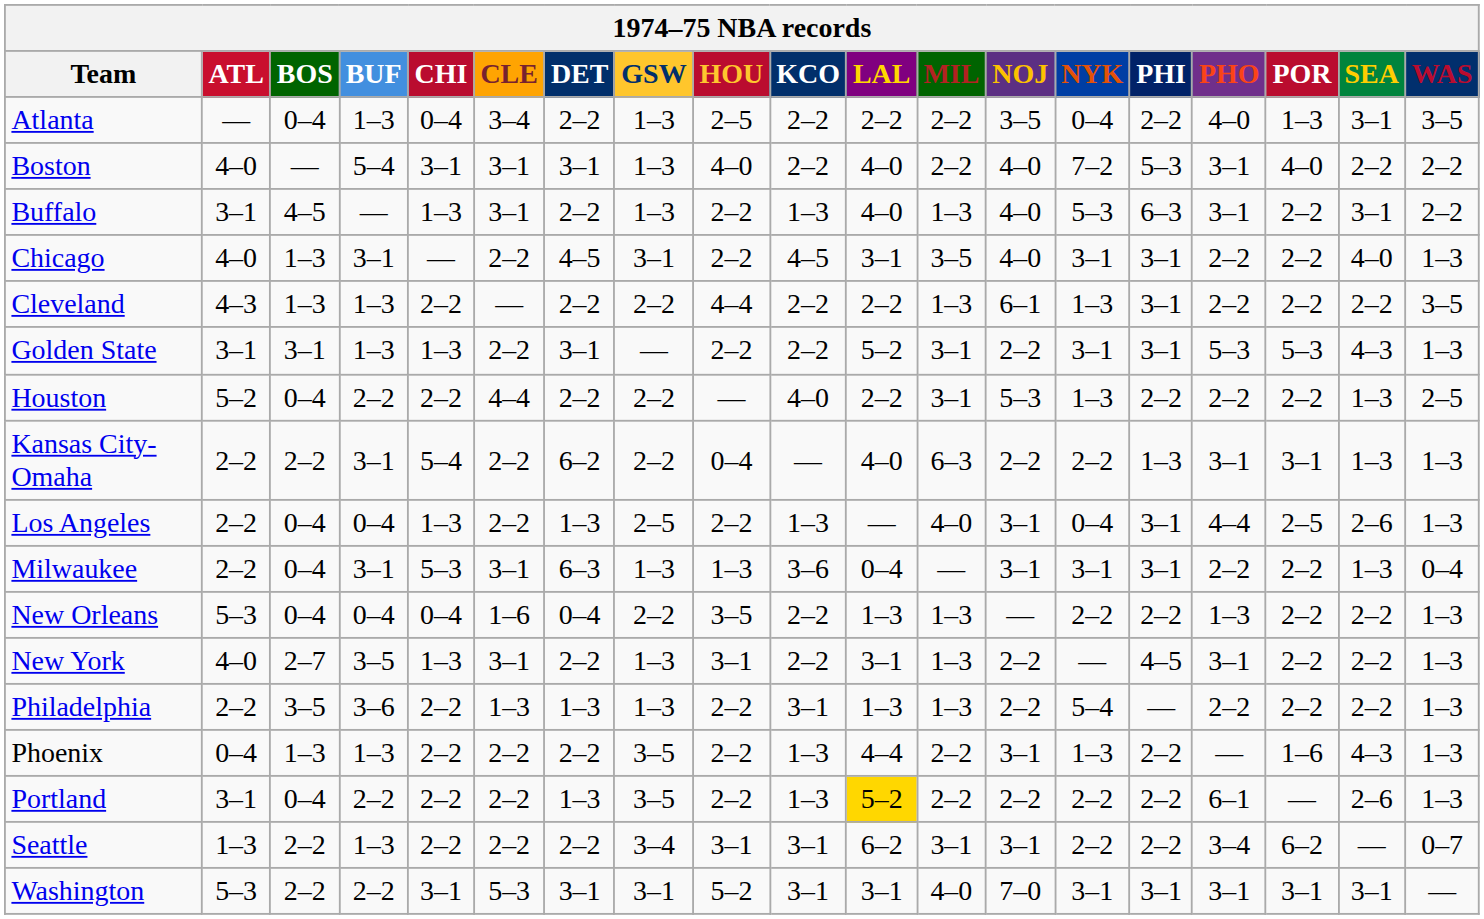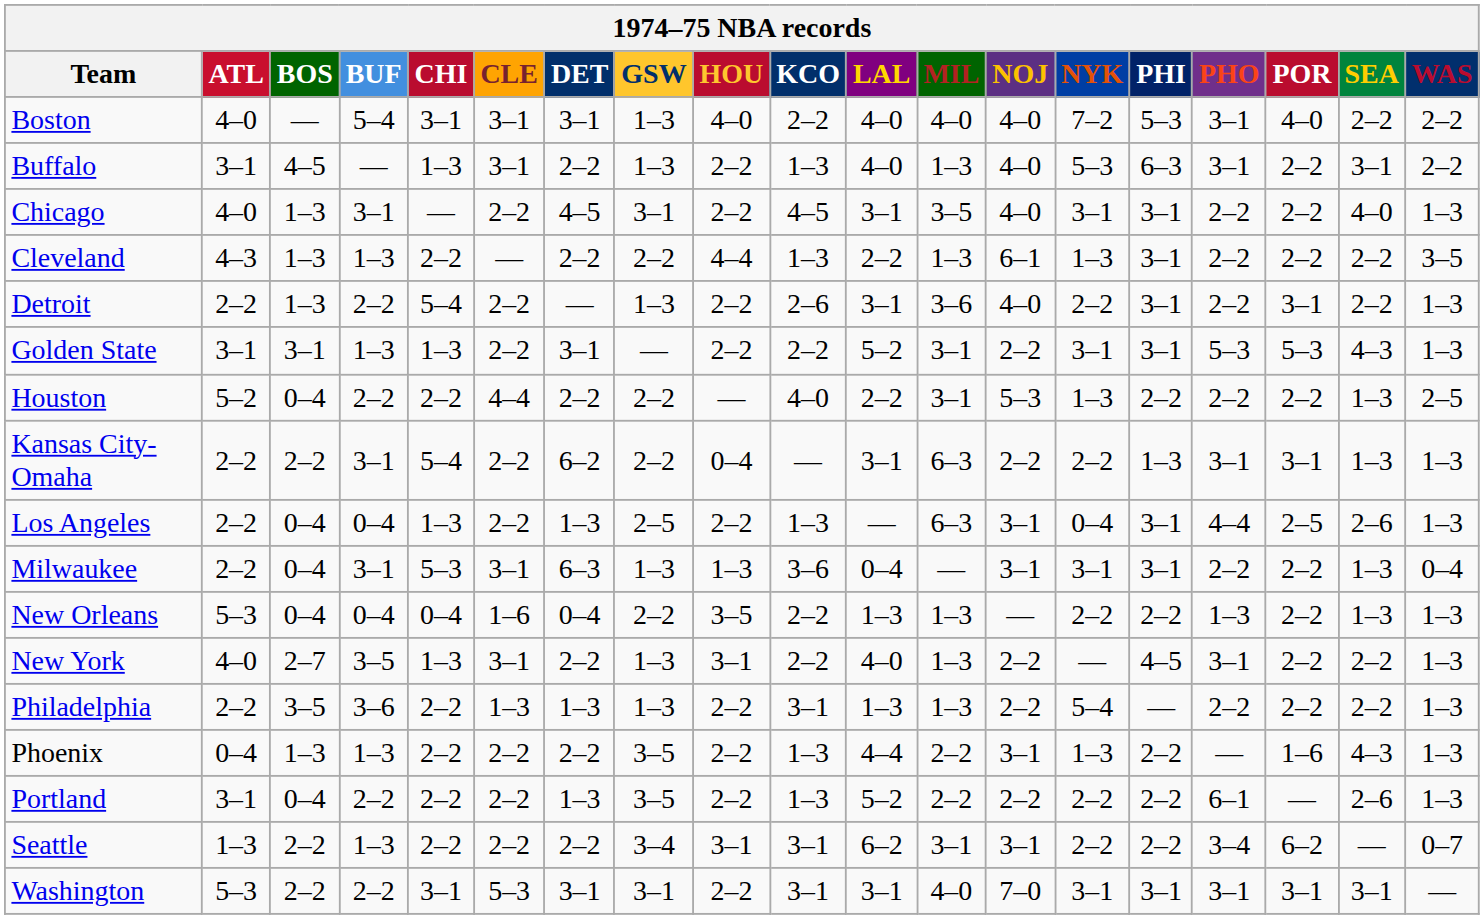- row: (53, 119)
(951, 166) 2–2 -> (951, 119) 4–0
(808, 304) 2–2 -> (808, 258) 1–3
+ row: (51, 304)
(882, 459) 4–0 -> (882, 459) 3–1
(951, 522) 4–0 -> (951, 522) 6–3
(1372, 614) 2–2 -> (1372, 614) 1–3
(882, 660) 3–1 -> (882, 660) 4–0
(882, 798) gold background -> (882, 798) no background
(731, 890) 5–2 -> (731, 890) 2–2
